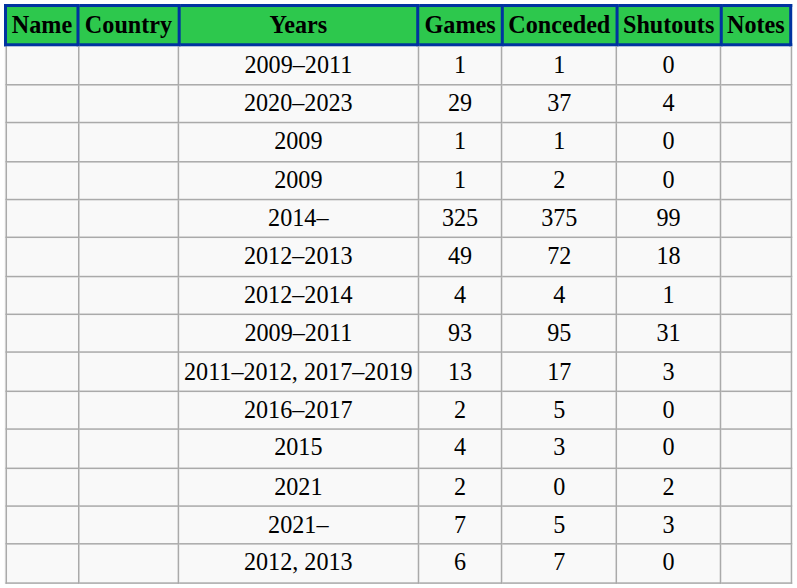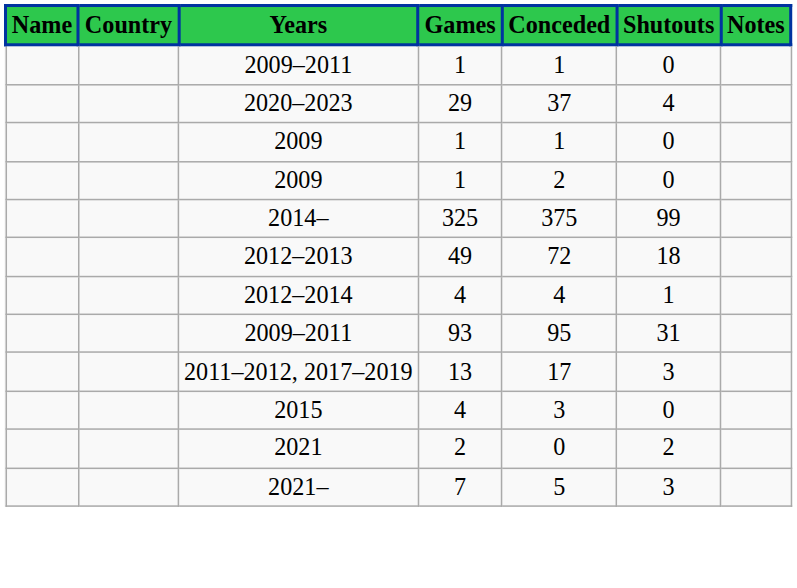- row: (298, 409)
- row: (298, 563)
